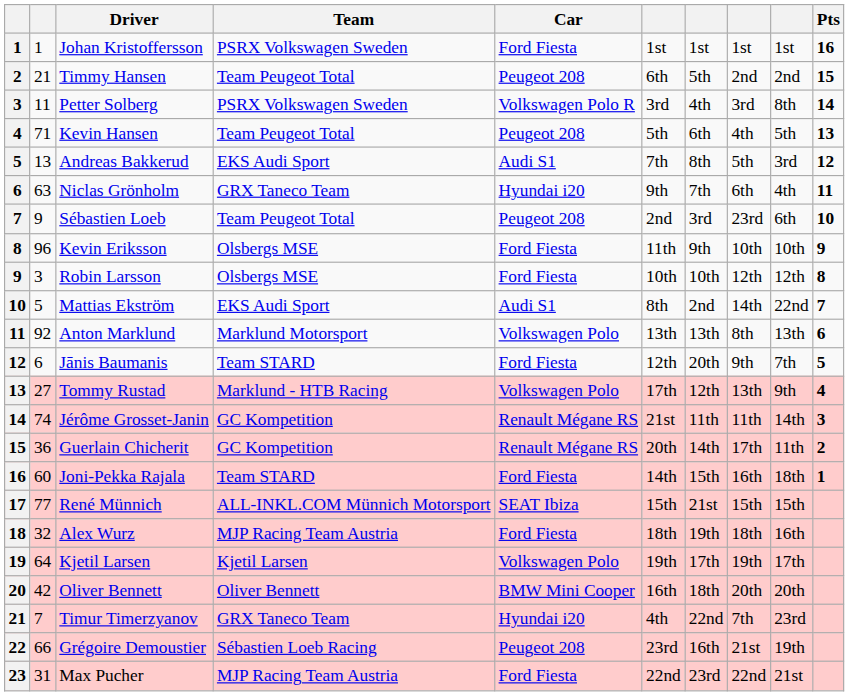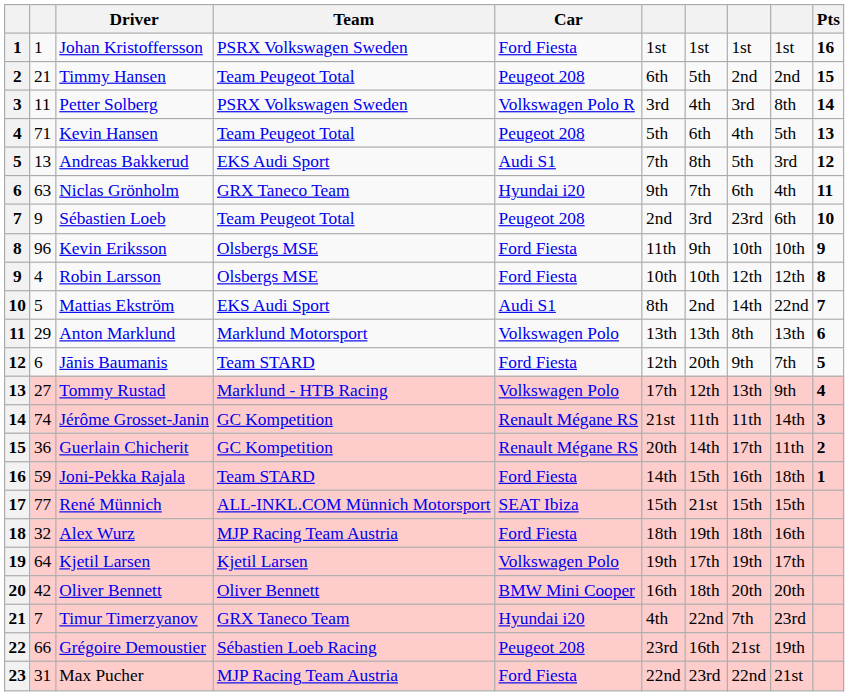(38, 276) 3 -> (38, 276) 4
(43, 333) 92 -> (43, 333) 29
(43, 476) 60 -> (43, 476) 59
